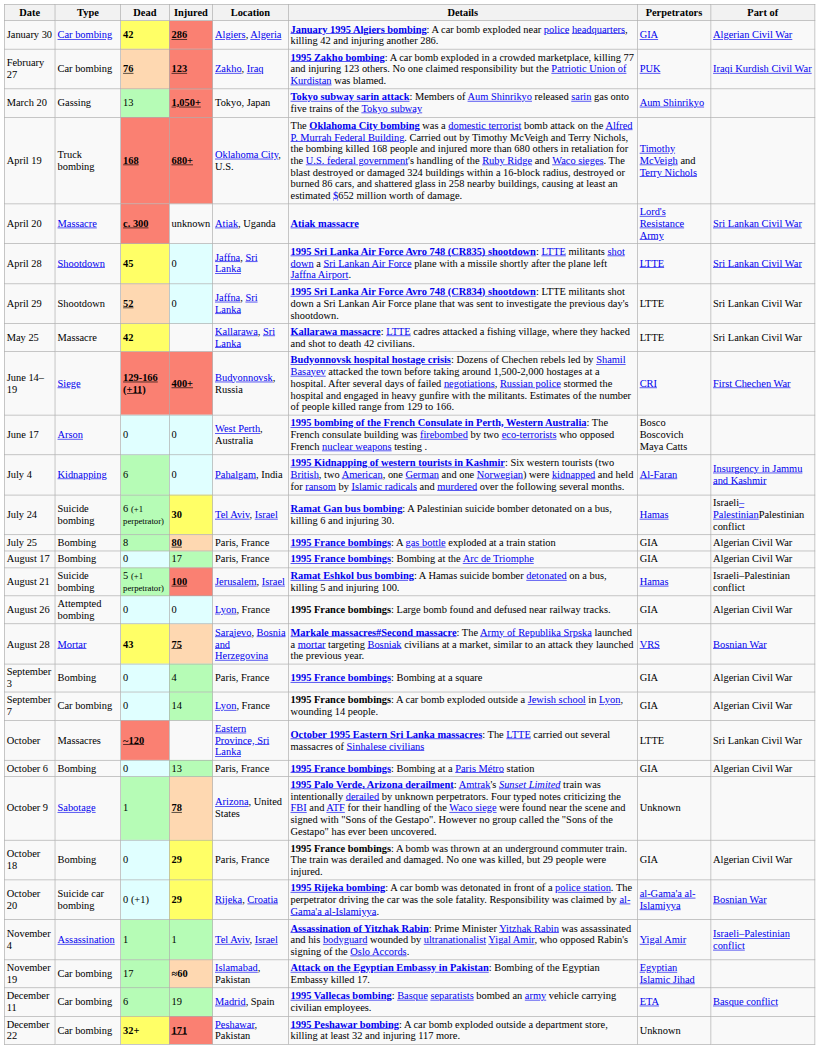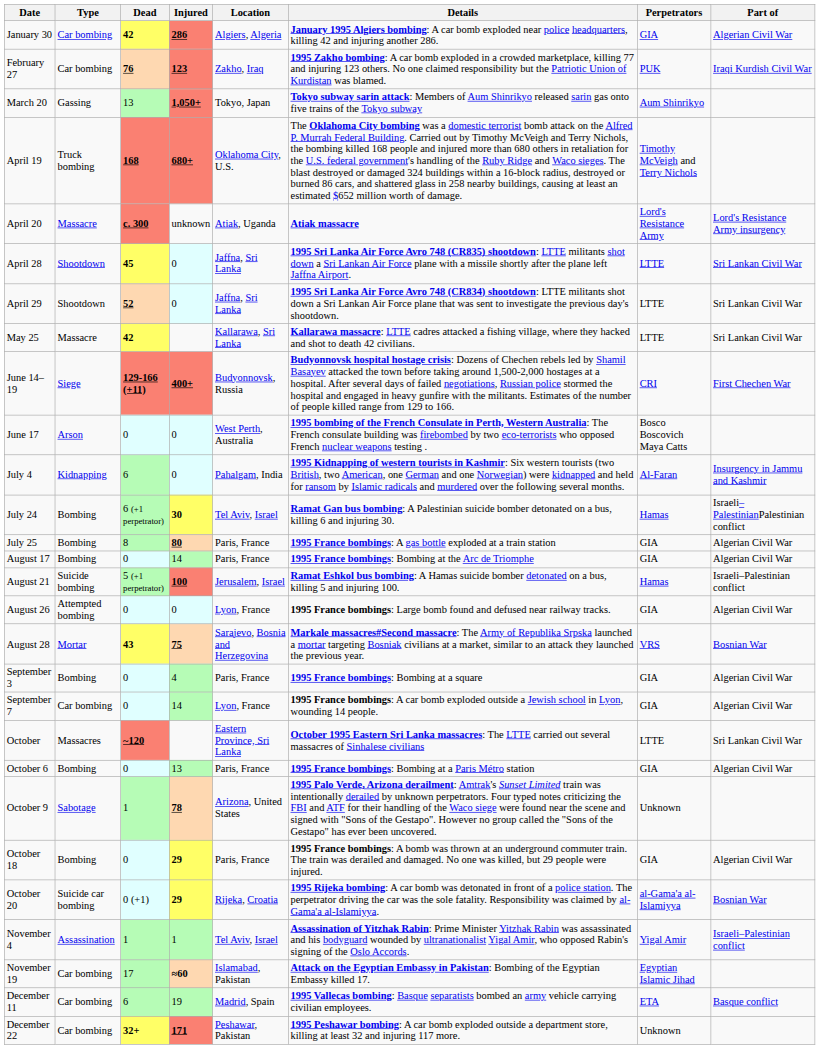(757, 223) Sri Lankan Civil War -> (750, 223) Lord's Resistance Army insurgency
(76, 514) Suicide bombing -> (77, 514) Bombing
(177, 559) 17 -> (177, 559) 14
